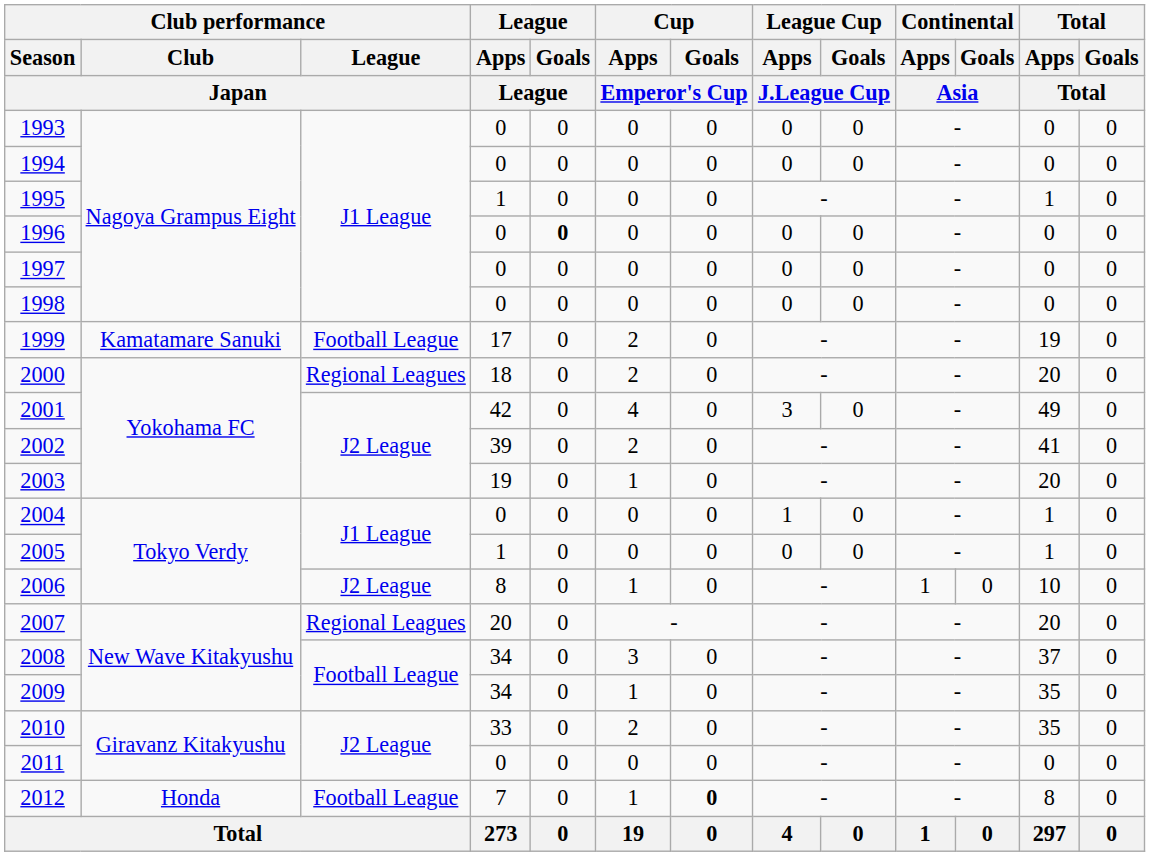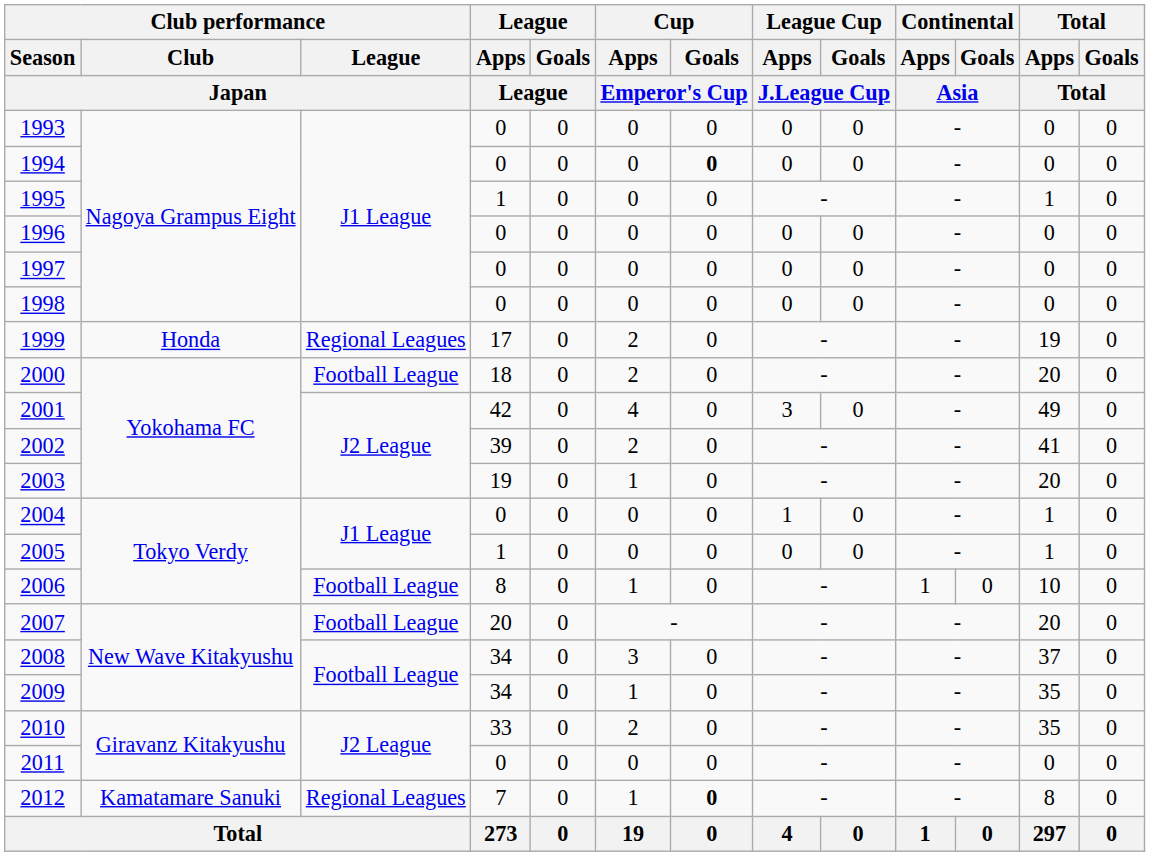(712, 163) normal -> (712, 163) bold
(563, 233) bold -> (563, 233) normal
(191, 339) Kamatamare Sanuki -> (191, 339) Honda
(386, 339) Football League -> (386, 339) Regional Leagues
(386, 374) Regional Leagues -> (386, 374) Football League
(386, 586) J2 League -> (386, 586) Football League
(386, 621) Regional Leagues -> (386, 621) Football League
(191, 798) Honda -> (191, 798) Kamatamare Sanuki
(386, 798) Football League -> (386, 798) Regional Leagues
